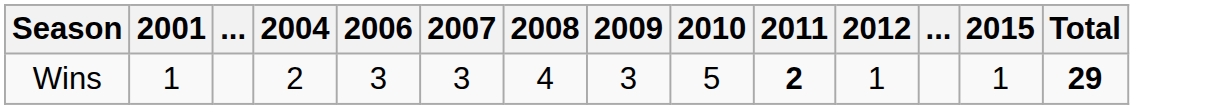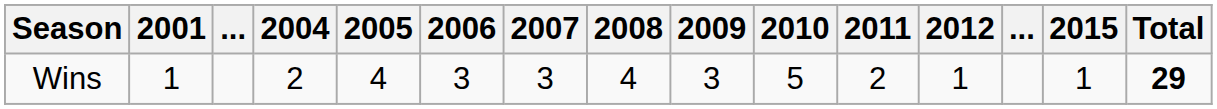+ column: (378, 29)
(794, 78) bold -> (878, 78) normal
